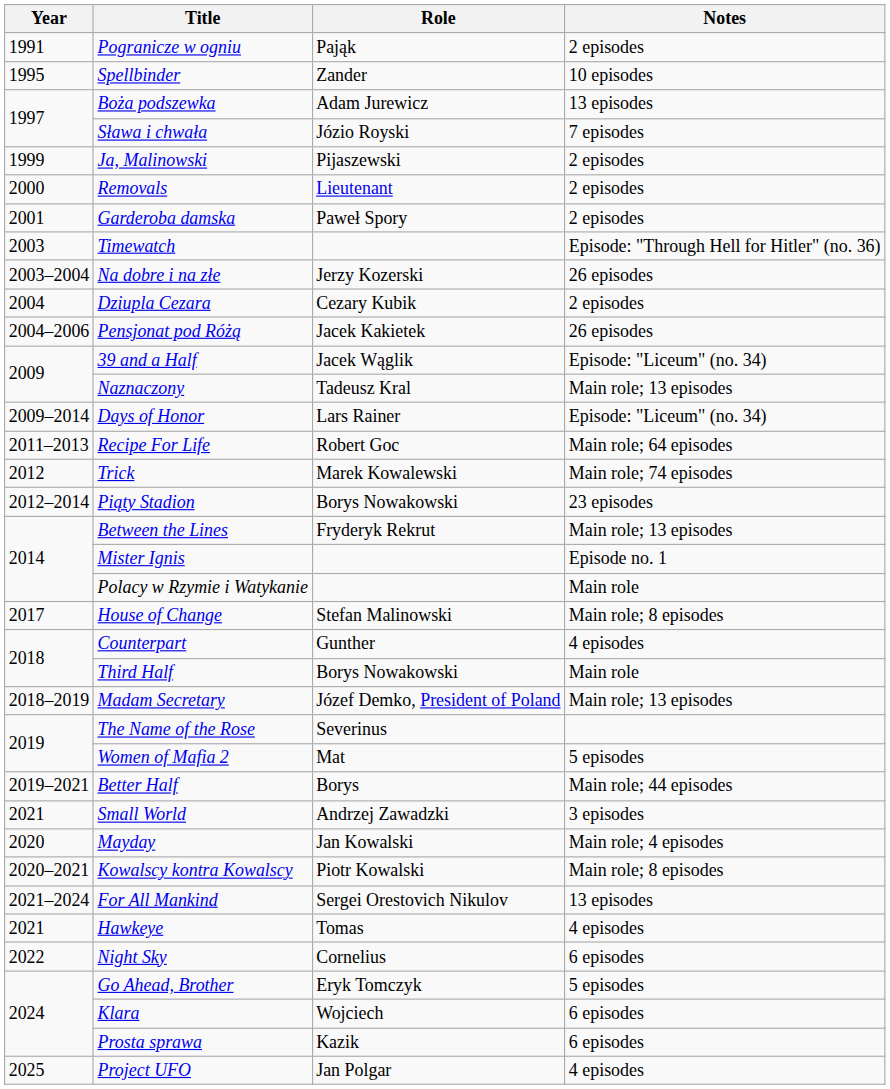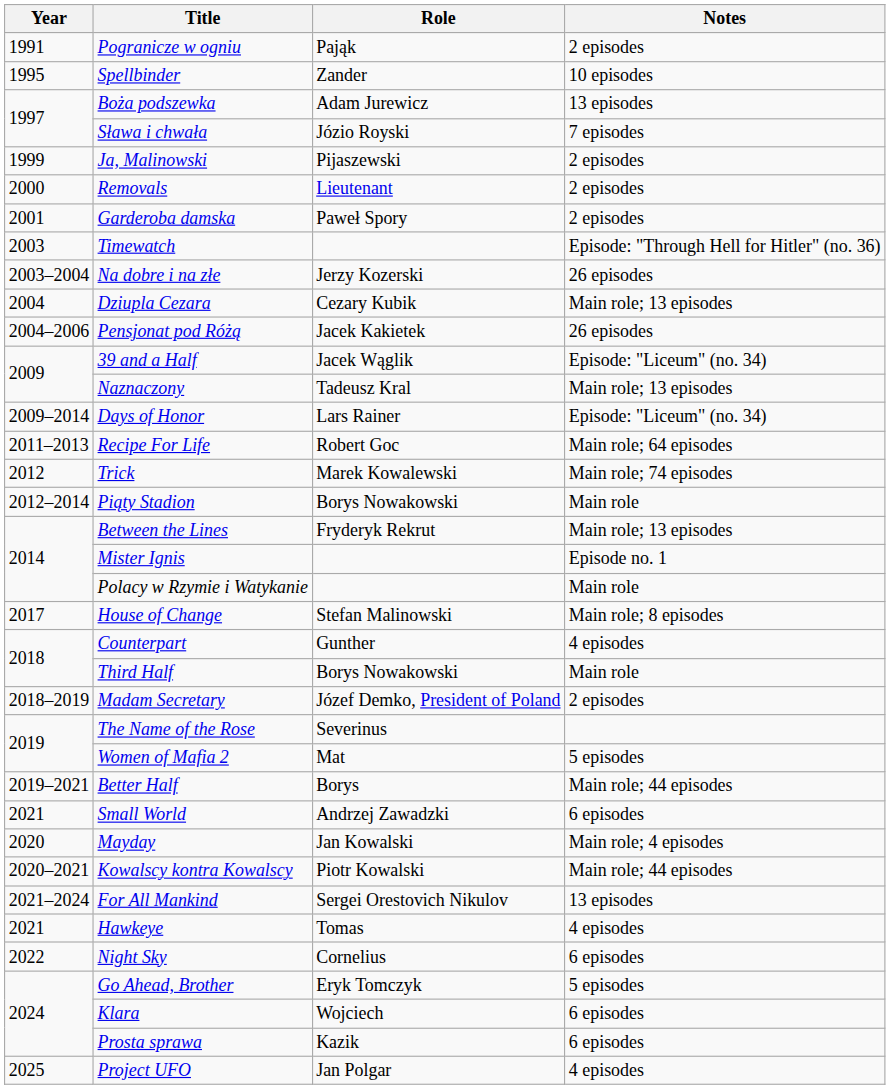(606, 302) 2 episodes -> (651, 302) Main role; 13 episodes
(611, 501) 23 episodes -> (604, 501) Main role
(651, 700) Main role; 13 episodes -> (606, 700) 2 episodes
(606, 814) 3 episodes -> (606, 814) 6 episodes
(646, 871) Main role; 8 episodes -> (651, 871) Main role; 44 episodes
